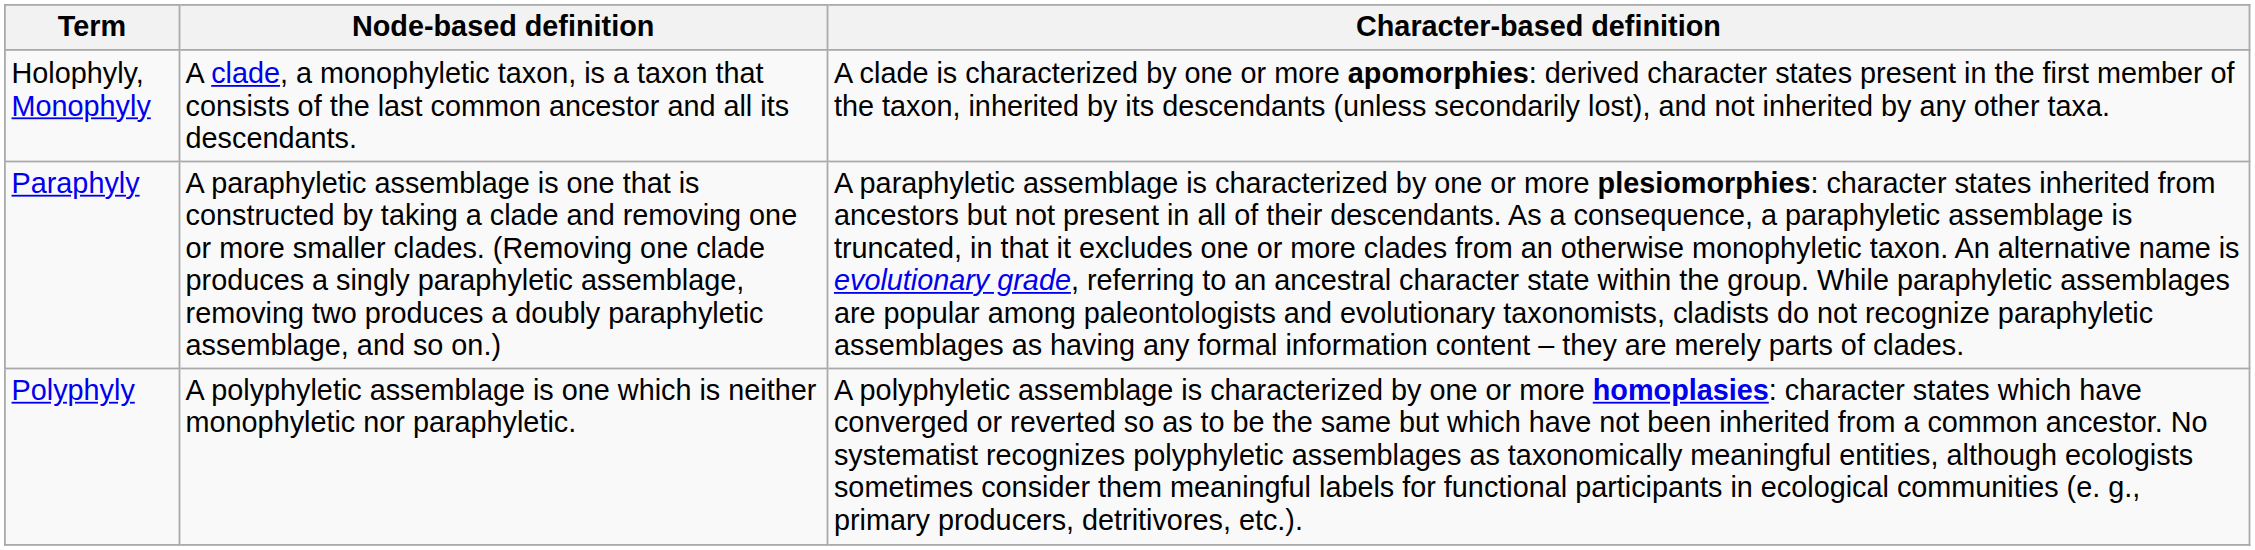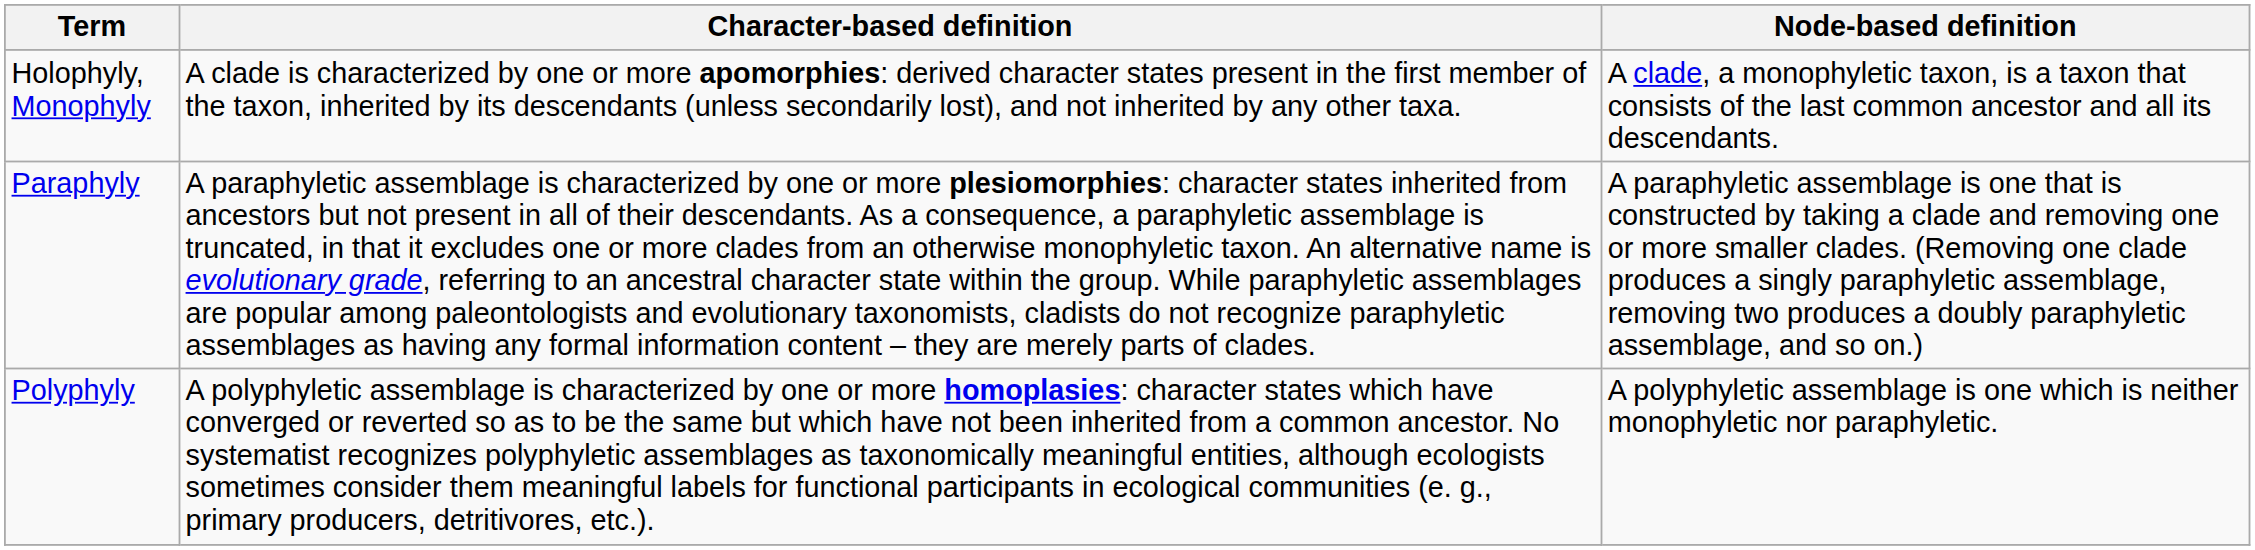columns swapped: (503, 27) <-> (1538, 27)
